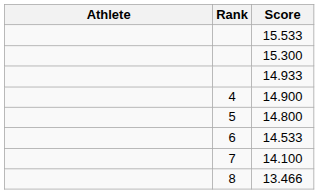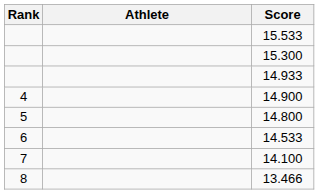columns swapped: (232, 14) <-> (109, 14)
